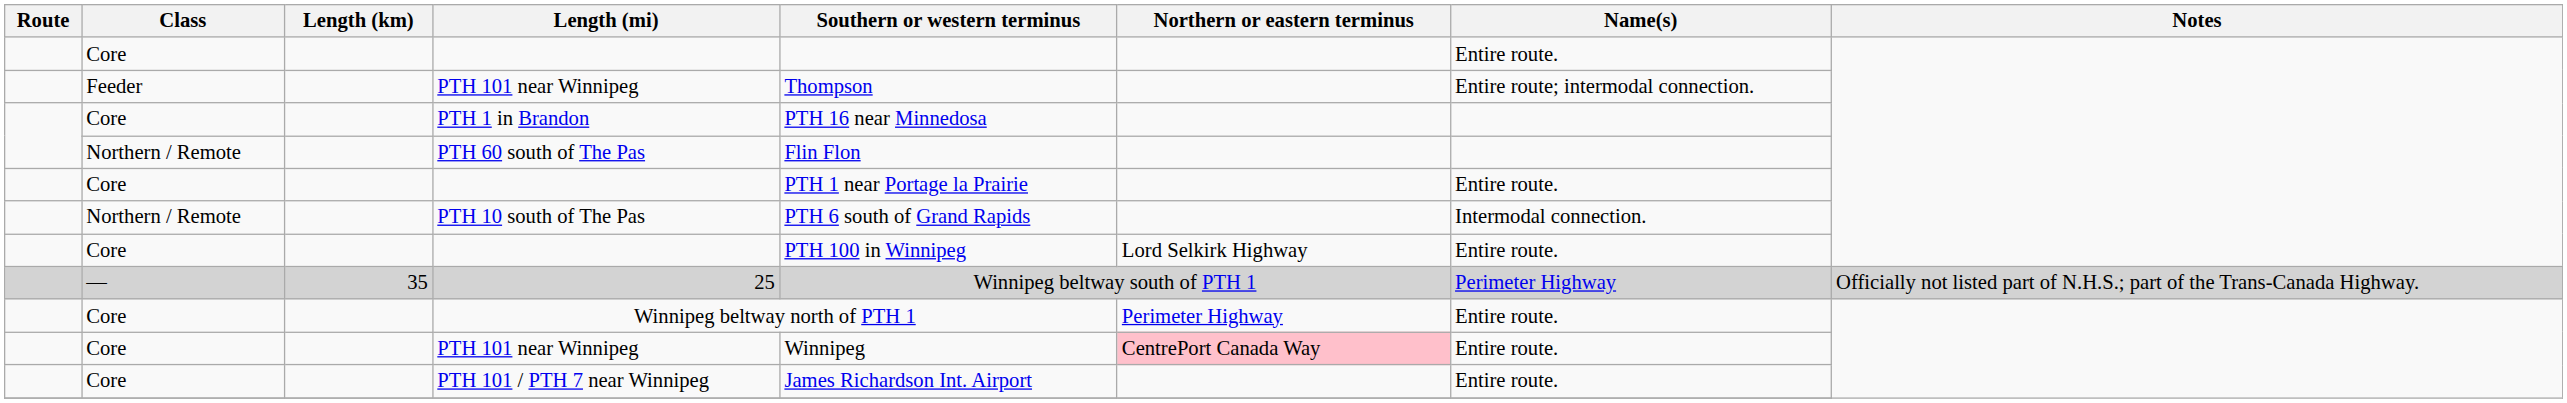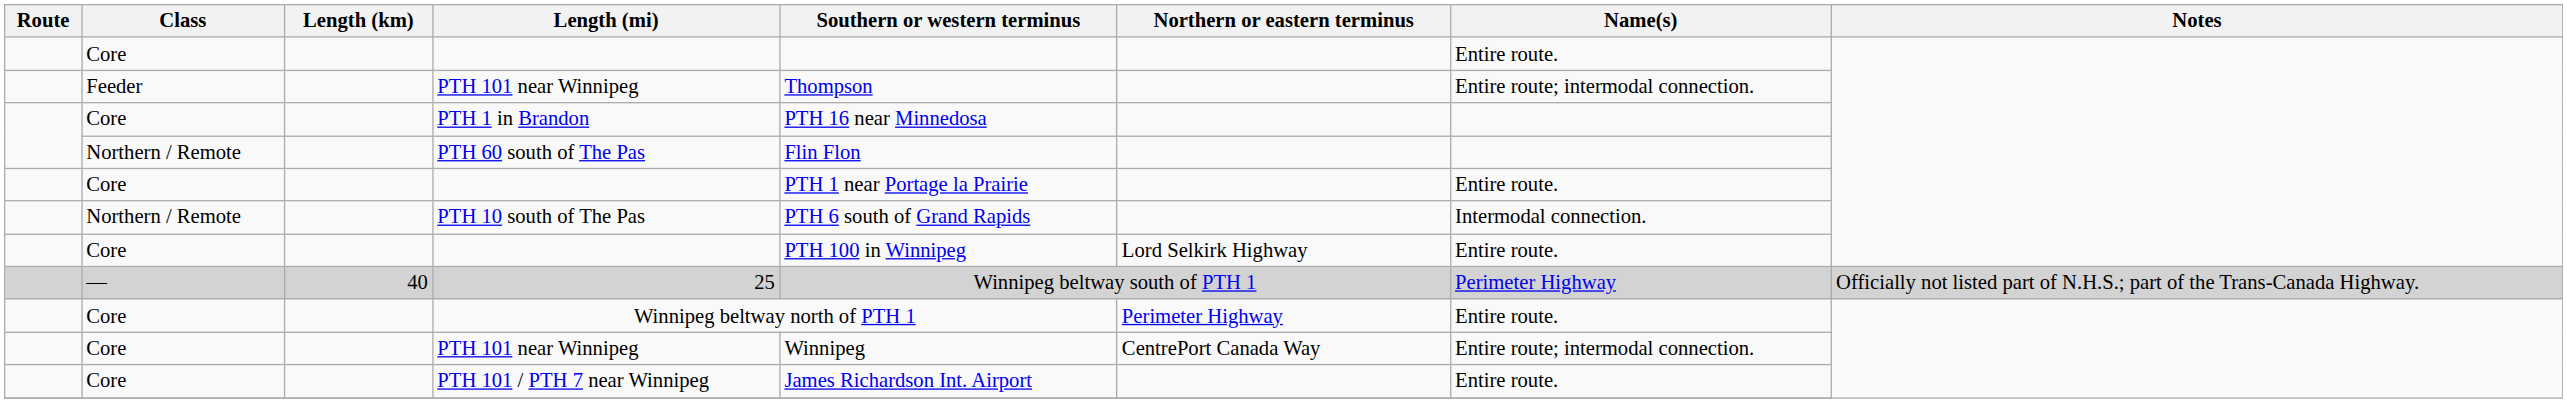(417, 282) 35 -> (417, 282) 40
(1221, 348) pink background -> (1221, 348) no background
(1507, 348) Entire route. -> (1605, 348) Entire route; intermodal connection.
